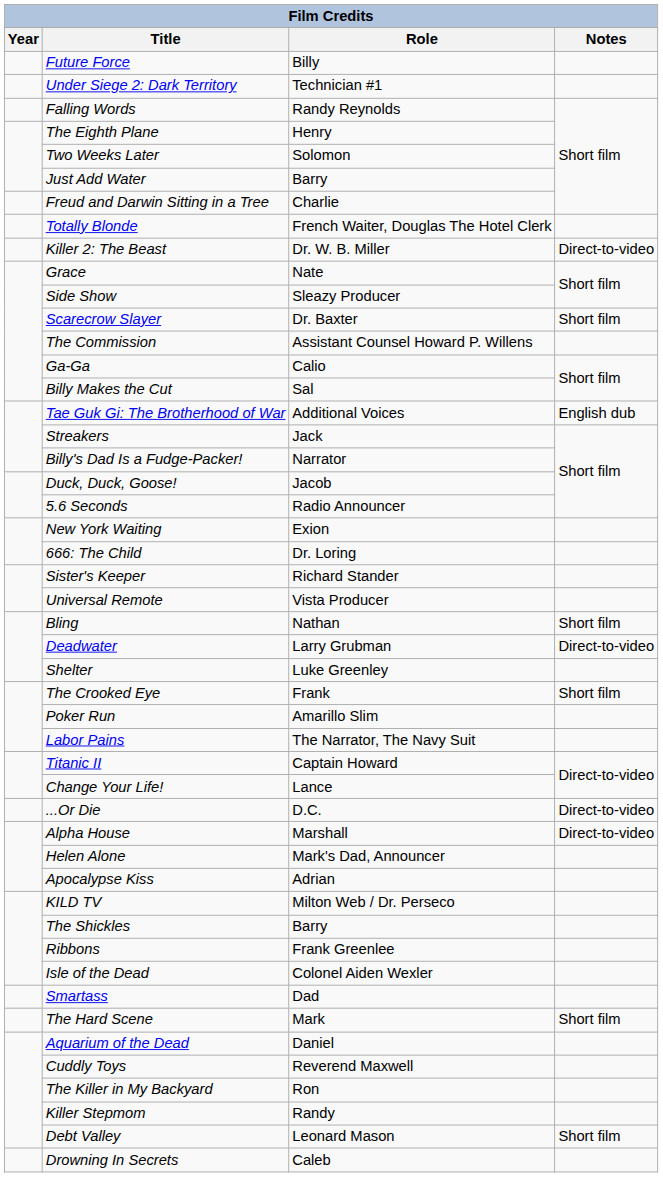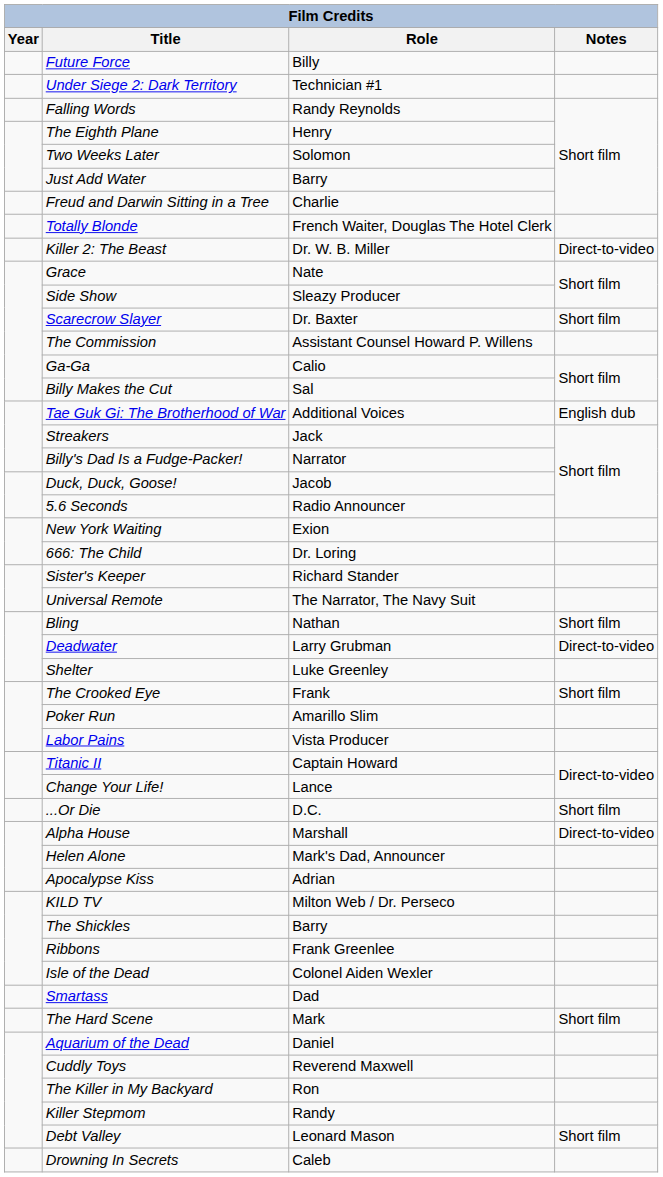(340, 599) Vista Producer -> (384, 599) The Narrator, The Navy Suit
(384, 739) The Narrator, The Navy Suit -> (340, 739) Vista Producer
(606, 809) Direct-to-video -> (589, 809) Short film
